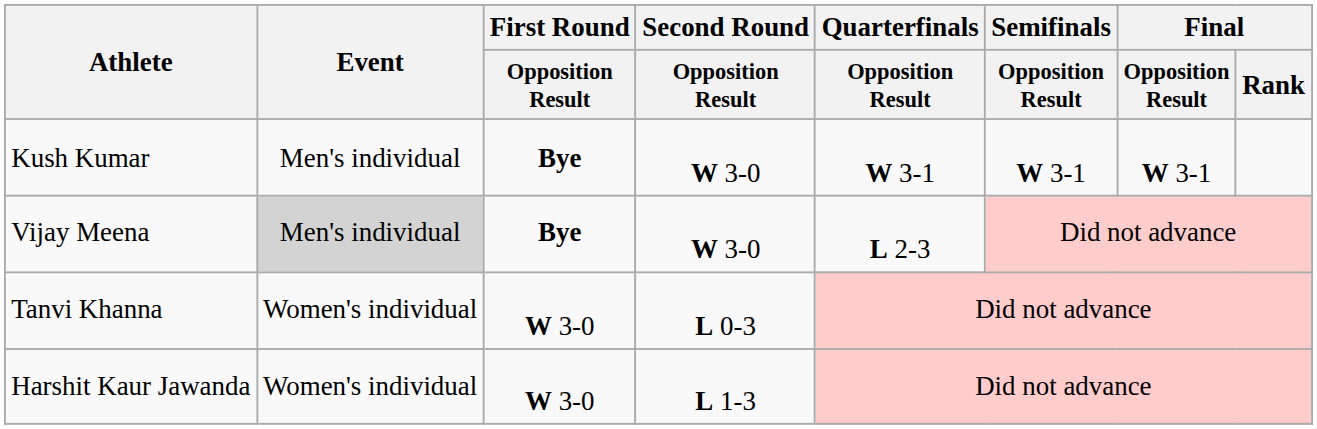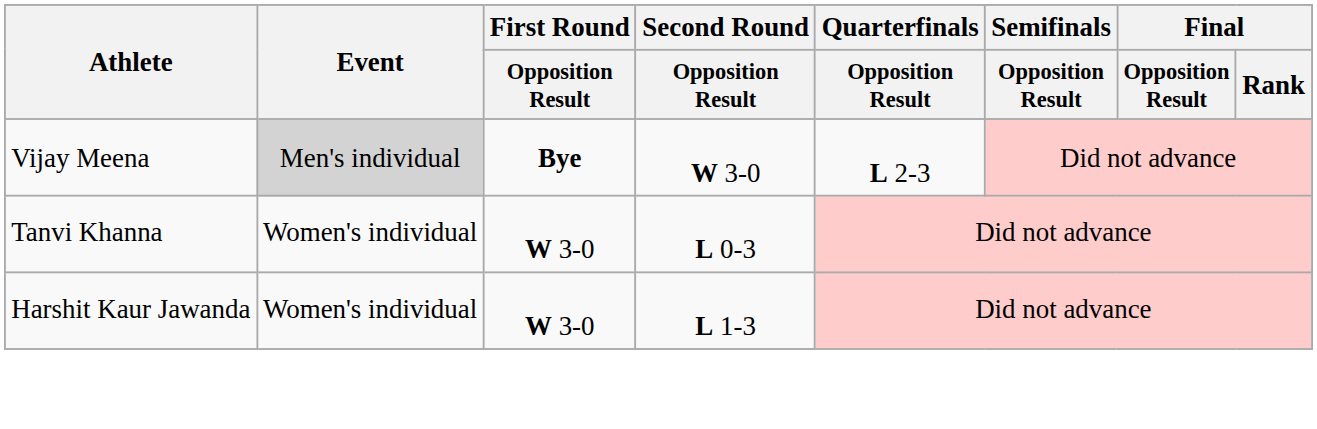- row: (80, 157)
